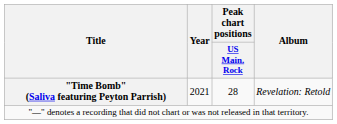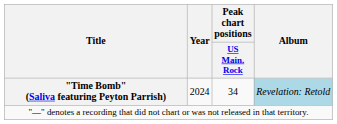(200, 91) 2021 -> (200, 91) 2024
(233, 91) 28 -> (233, 91) 34
(293, 91) no background -> (293, 91) lightblue background
